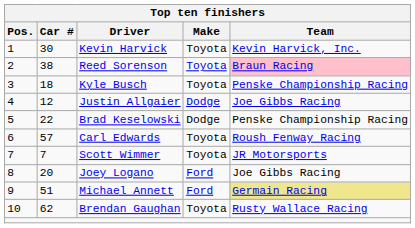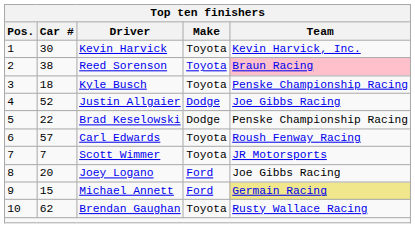(47, 102) 12 -> (47, 102) 52
(47, 191) 51 -> (47, 191) 15
